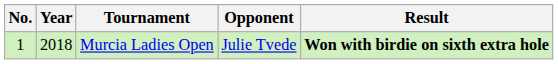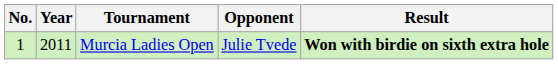(56, 45) 2018 -> (56, 45) 2011
